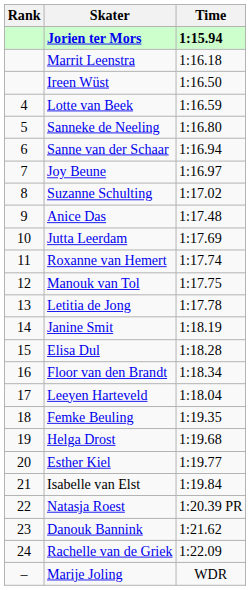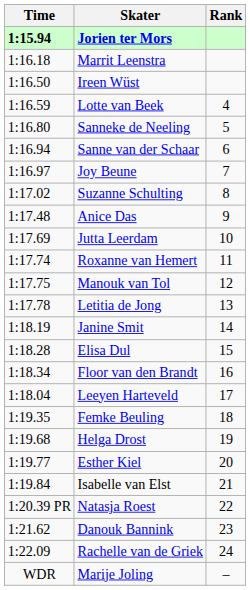columns swapped: (24, 15) <-> (211, 15)
